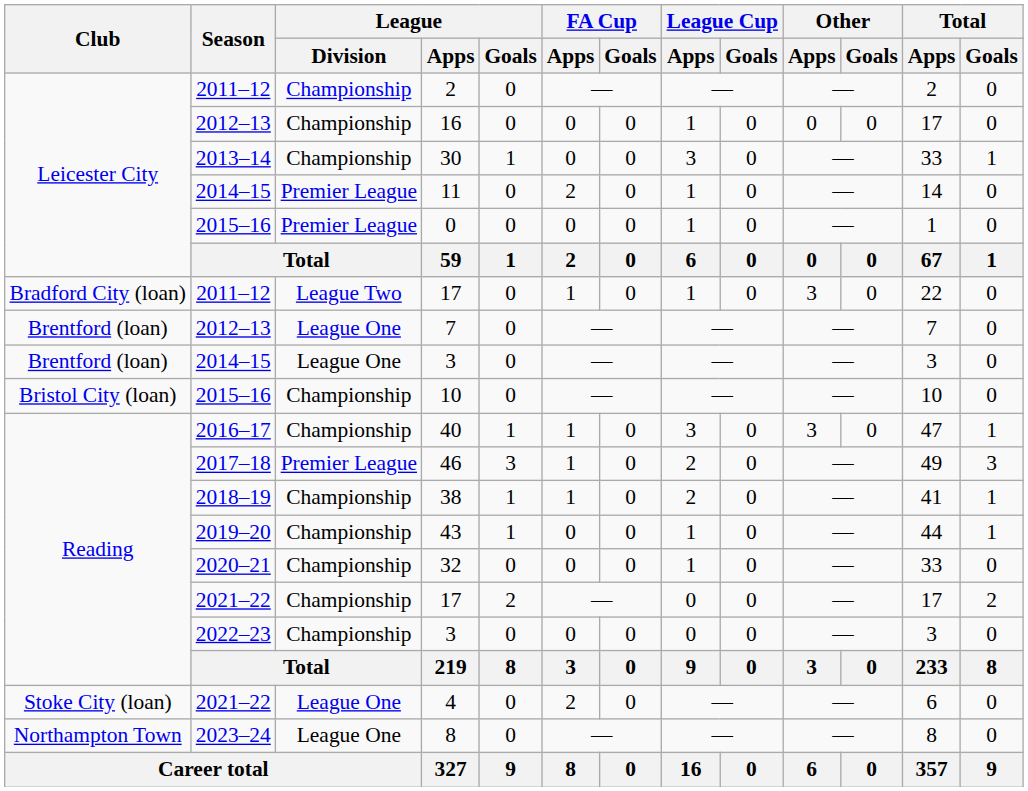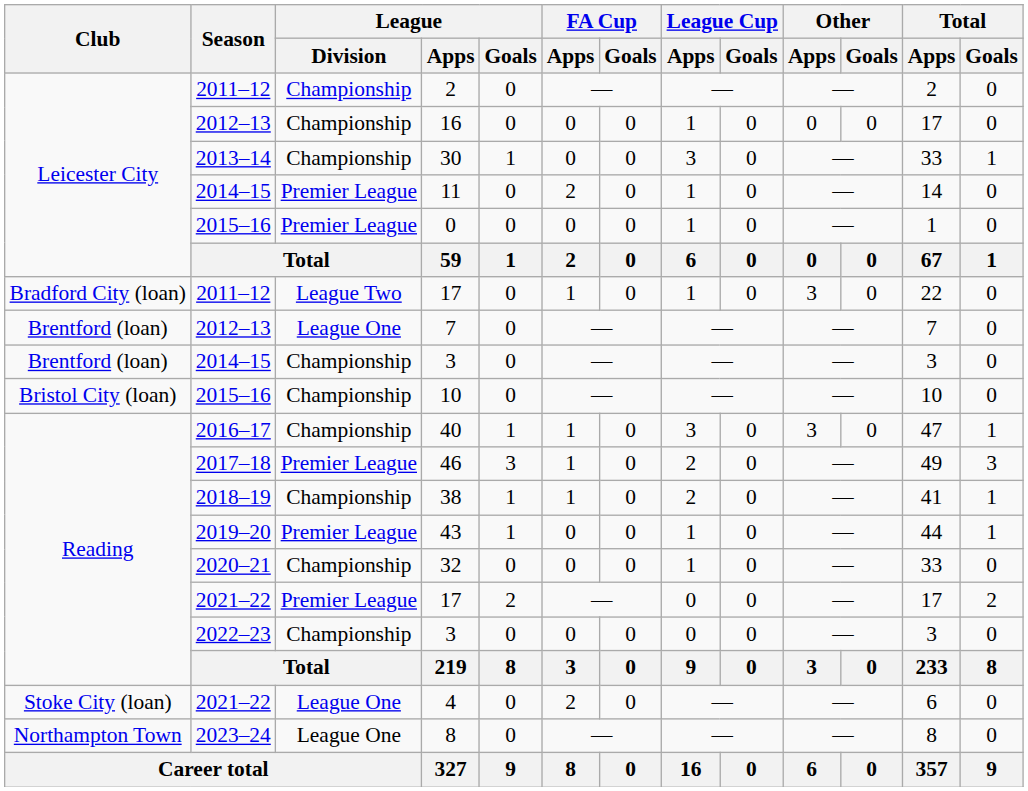(349, 361) League One -> (349, 361) Championship
(349, 531) Championship -> (349, 531) Premier League
(349, 599) Championship -> (349, 599) Premier League
